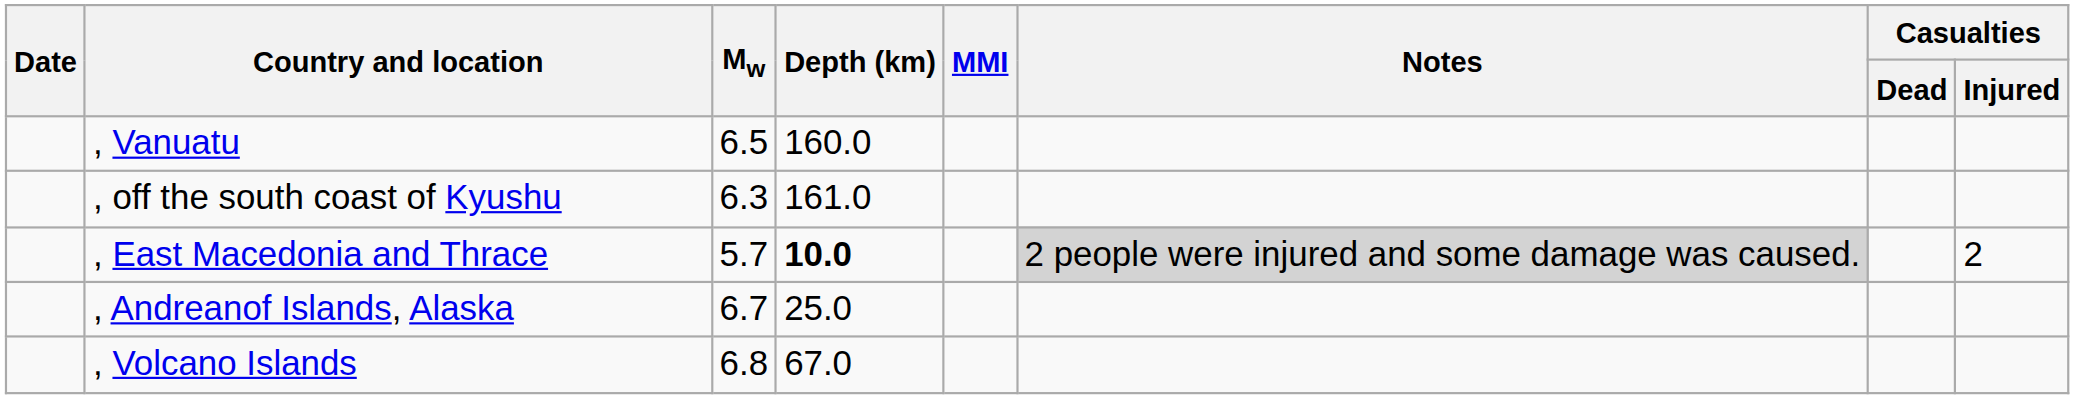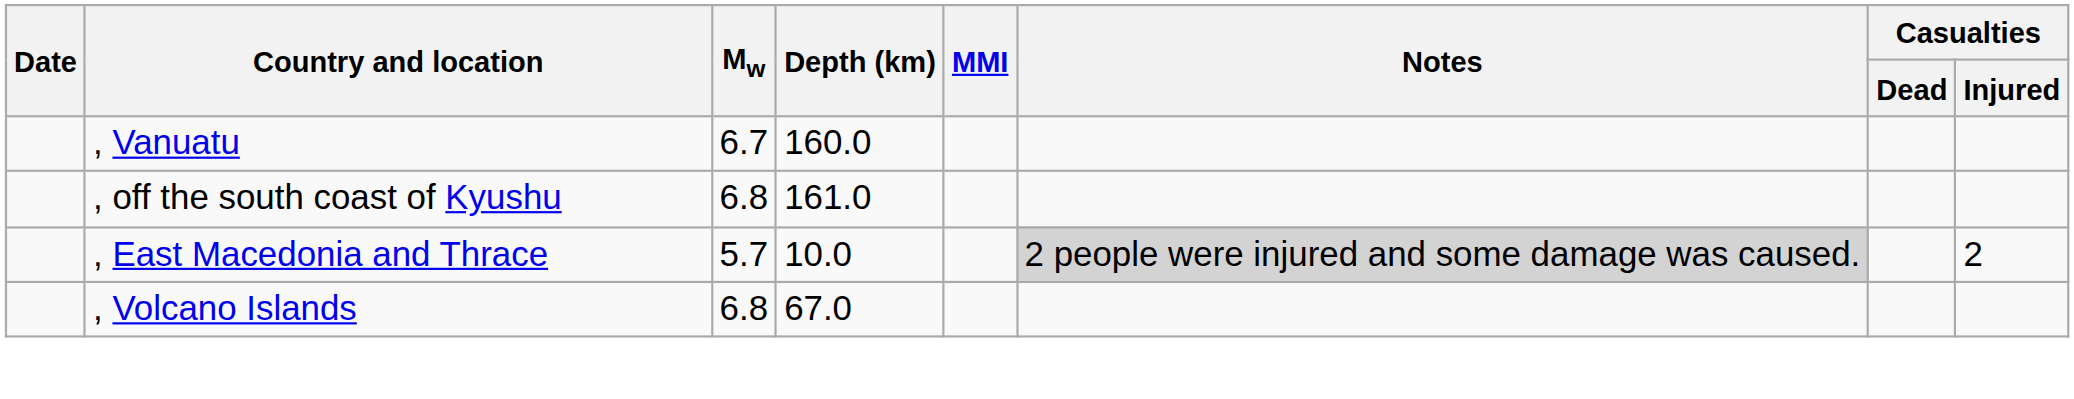(744, 142) 6.5 -> (744, 142) 6.7
(744, 198) 6.3 -> (744, 198) 6.8
(818, 253) bold -> (818, 253) normal
- row: (303, 308)
